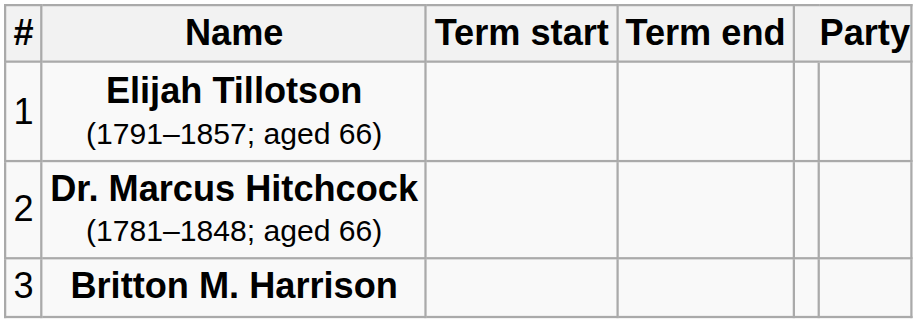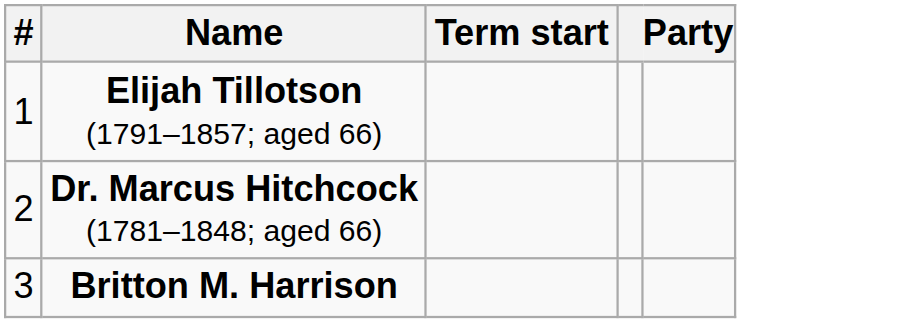- column: (706, 33)
